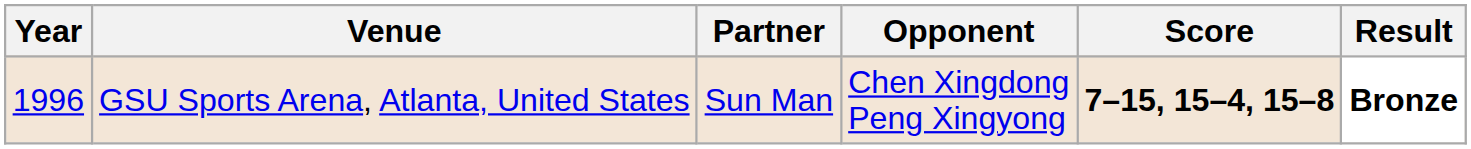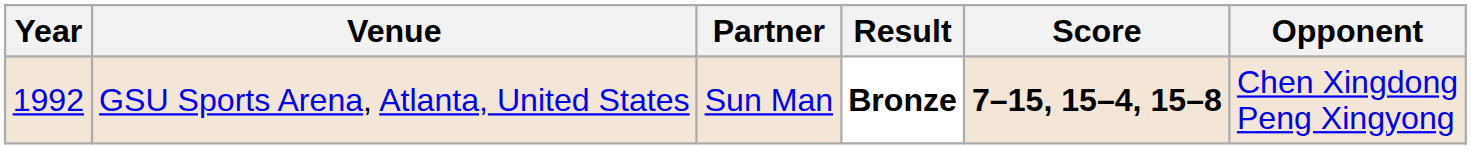columns swapped: (959, 31) <-> (1404, 31)
(48, 99) 1996 -> (48, 99) 1992
